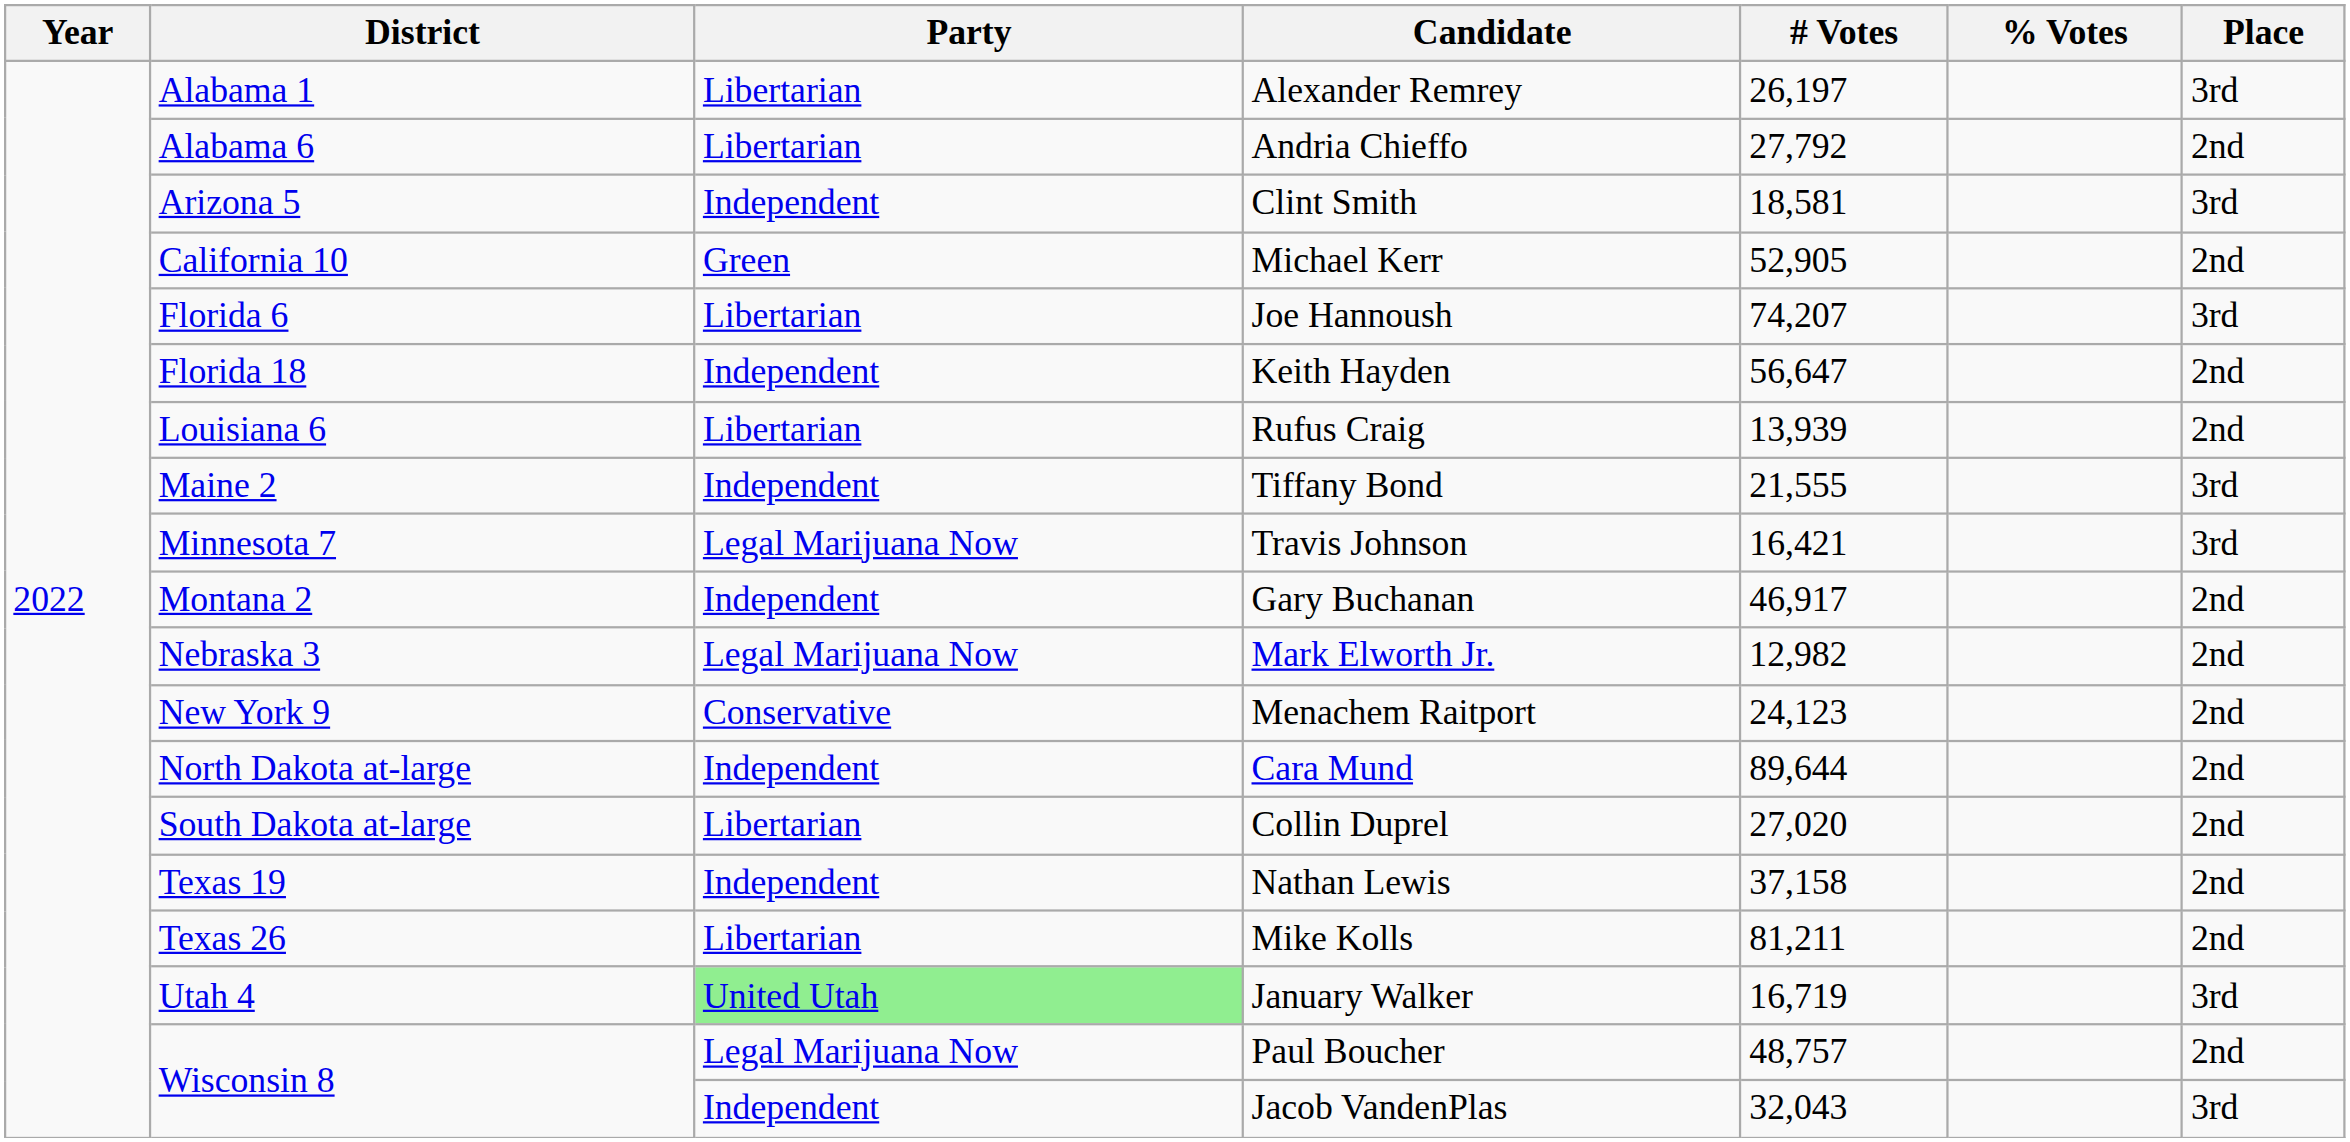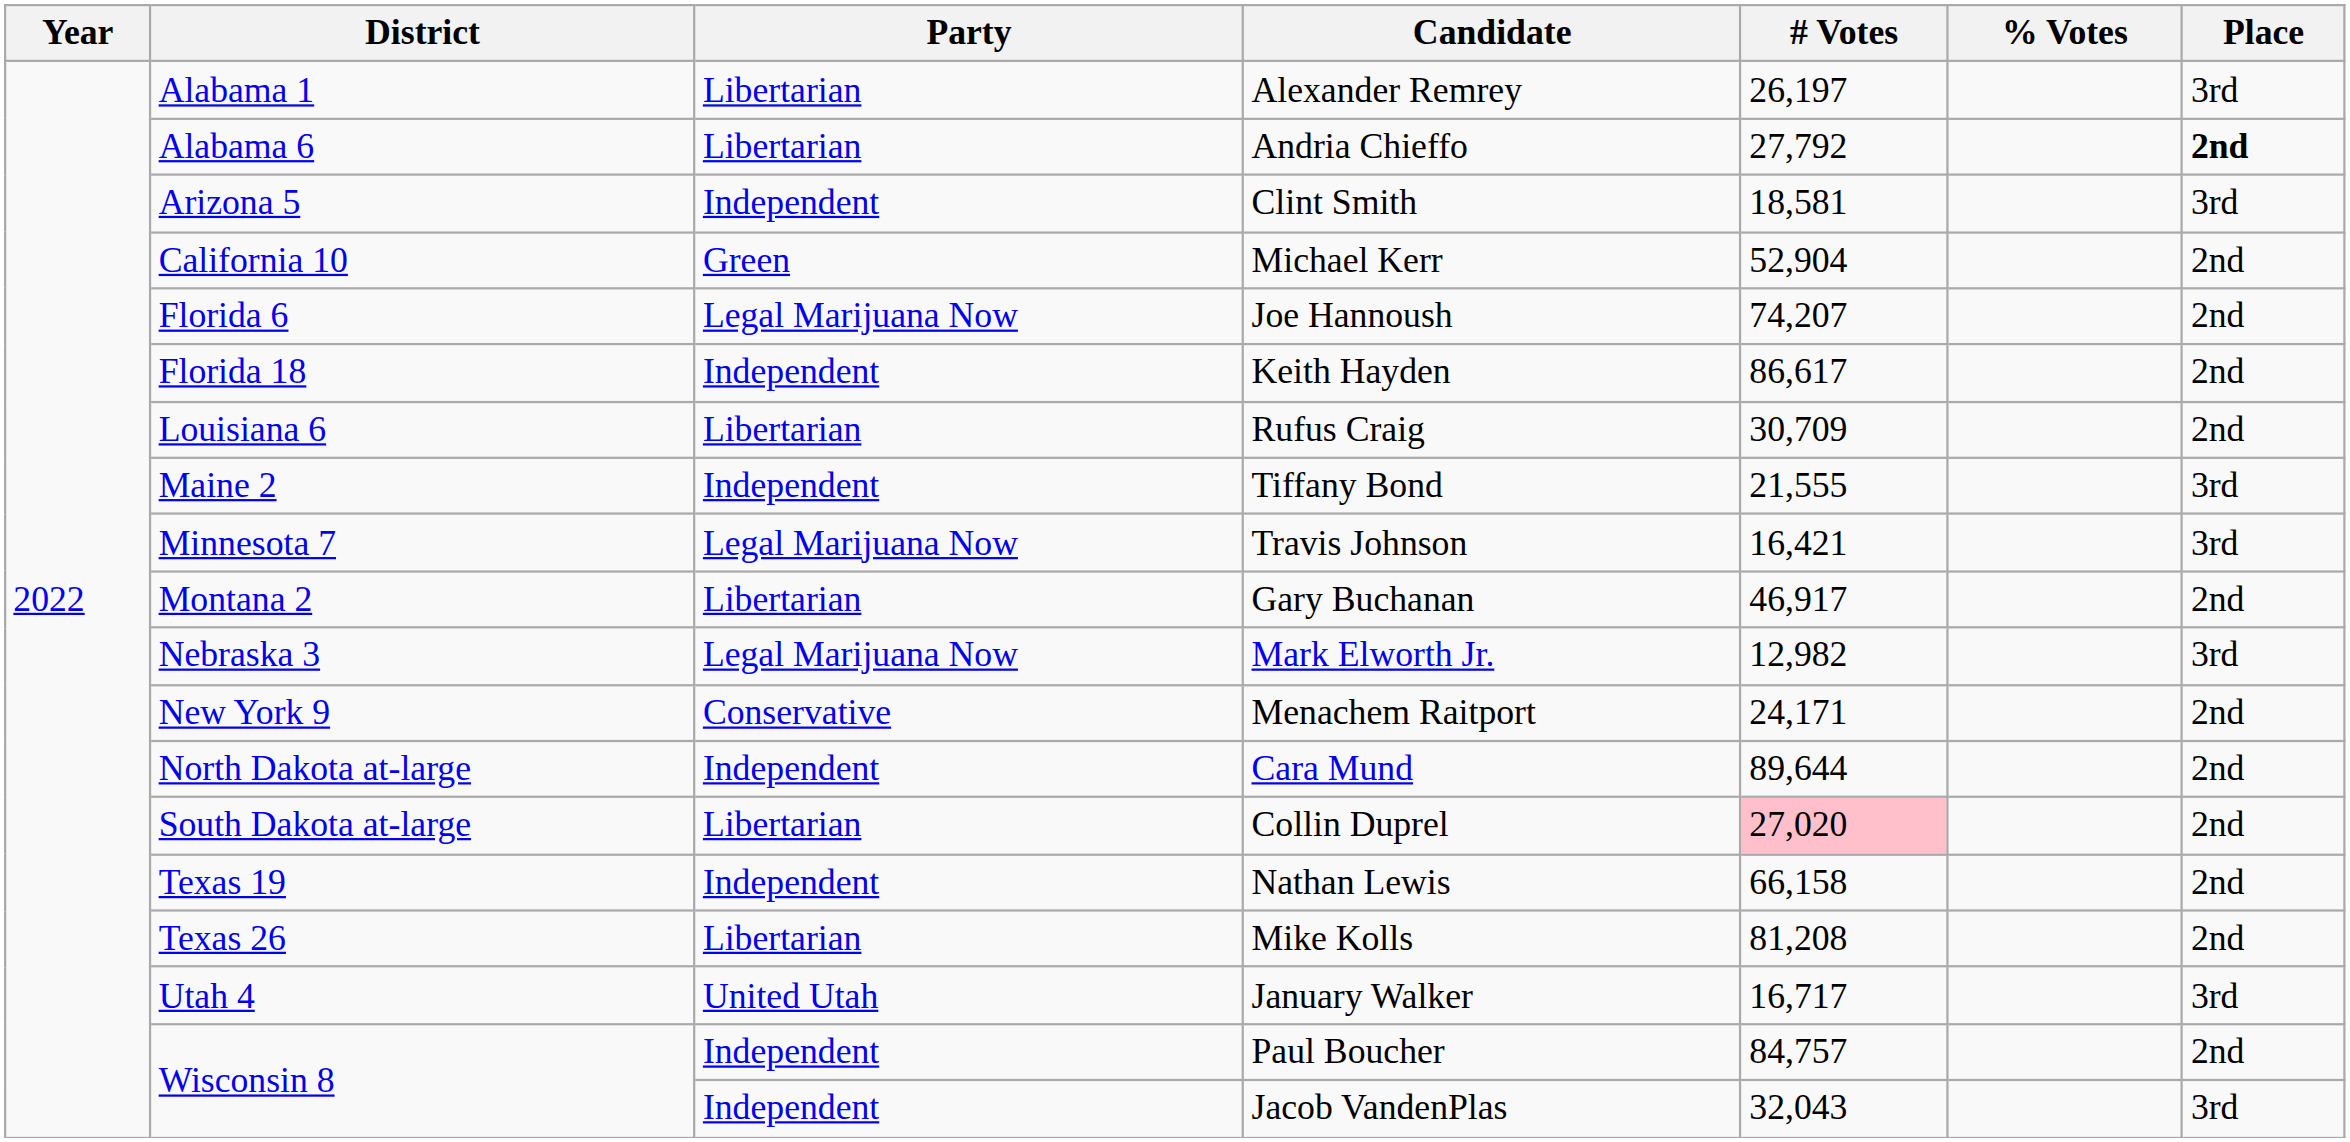(2218, 145) normal -> (2220, 145) bold
(1798, 259) 52,905 -> (1798, 259) 52,904
(782, 315) Libertarian -> (860, 315) Legal Marijuana Now
(2215, 315) 3rd -> (2218, 315) 2nd
(1798, 372) 56,647 -> (1798, 372) 86,617
(1798, 428) 13,939 -> (1798, 428) 30,709
(791, 598) Independent -> (782, 598) Libertarian
(2218, 655) 2nd -> (2215, 655) 3rd
(1798, 711) 24,123 -> (1798, 711) 24,171
(1798, 825) no background -> (1798, 825) pink background
(1798, 881) 37,158 -> (1798, 881) 66,158
(1798, 938) 81,211 -> (1798, 938) 81,208
(791, 994) lightgreen background -> (791, 994) no background
(1798, 994) 16,719 -> (1798, 994) 16,717
(860, 1051) Legal Marijuana Now -> (791, 1051) Independent
(1798, 1051) 48,757 -> (1798, 1051) 84,757
